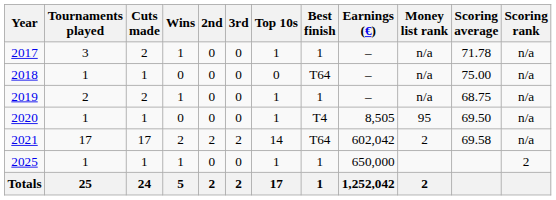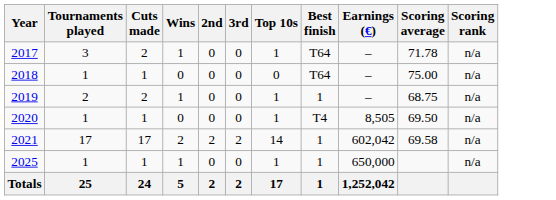- column: (424, 23)
(320, 53) 1 -> (320, 53) T64
(320, 140) T64 -> (320, 140) 1
(526, 162) 2 -> (473, 162) n/a
